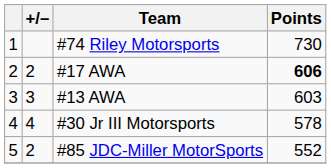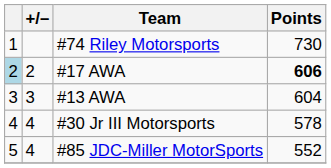(13, 71) no background -> (13, 71) lightblue background
(308, 97) 603 -> (308, 97) 604
(30, 150) 2 -> (30, 150) 4
